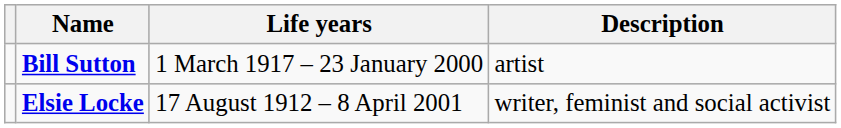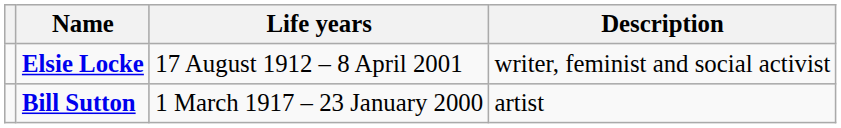rows swapped: (79, 63) <-> (83, 102)
